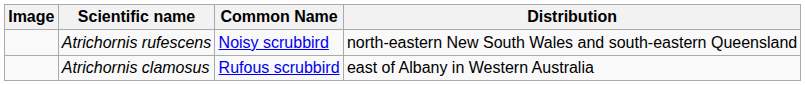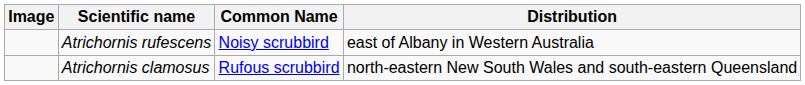(572, 42) north-eastern New South Wales and south-eastern Queensland -> (470, 42) east of Albany in Western Australia
(470, 67) east of Albany in Western Australia -> (572, 67) north-eastern New South Wales and south-eastern Queensland
